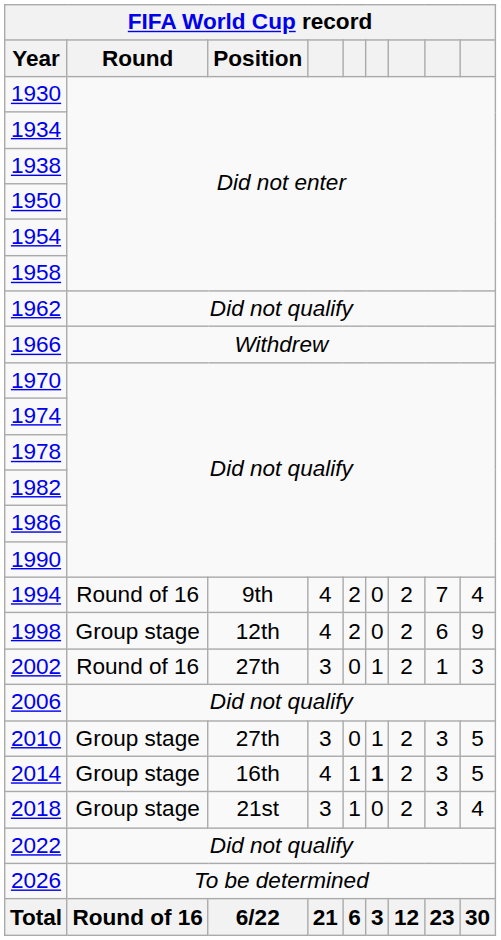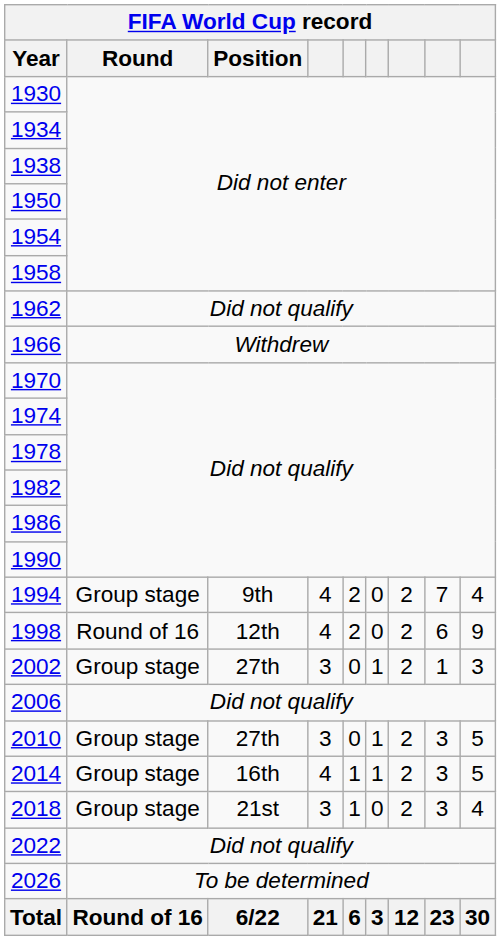(138, 594) Round of 16 -> (138, 594) Group stage
(138, 630) Group stage -> (138, 630) Round of 16
(138, 666) Round of 16 -> (138, 666) Group stage
(377, 773) bold -> (377, 773) normal
